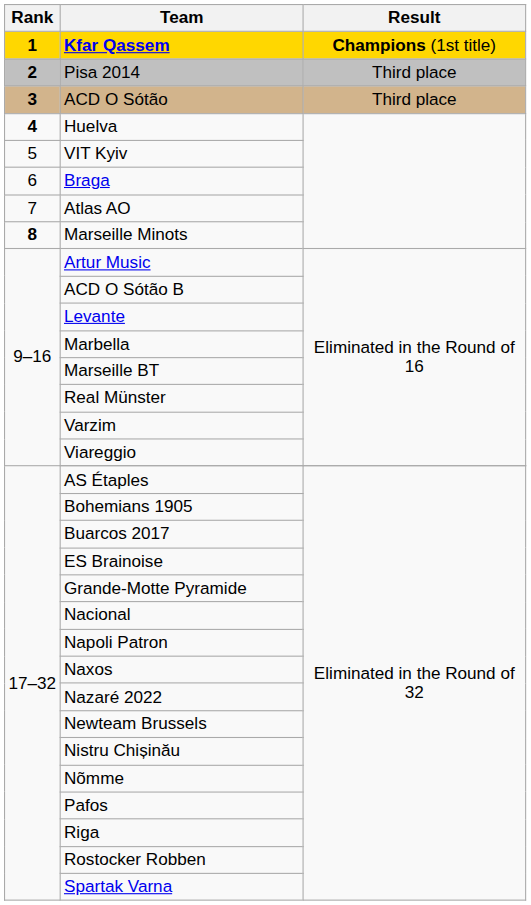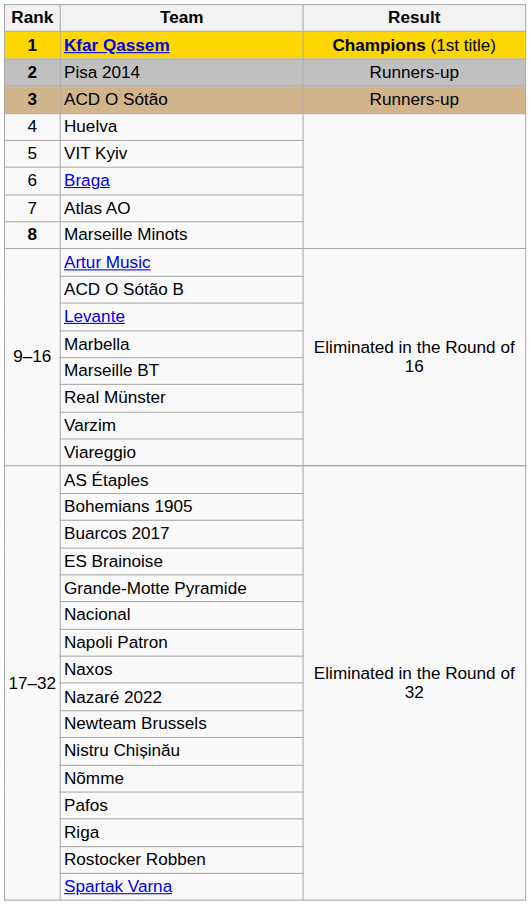(414, 72) Third place -> (414, 72) Runners-up
(414, 99) Third place -> (414, 99) Runners-up
(32, 126) bold -> (32, 126) normal
